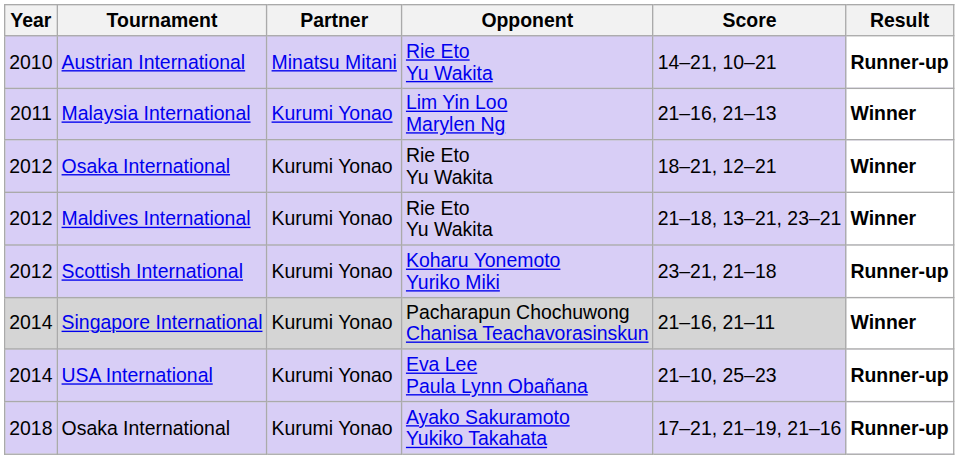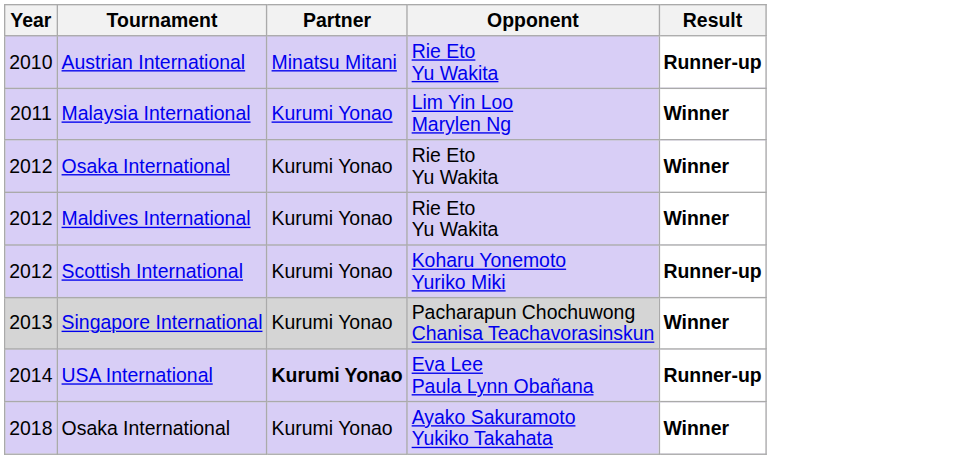- column: (750, 20)
(31, 323) 2014 -> (31, 323) 2013
(332, 376) normal -> (337, 376) bold
(900, 428) Runner-up -> (696, 428) Winner
